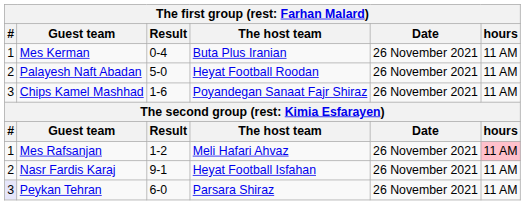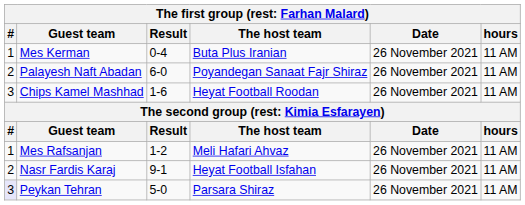(158, 72) 5-0 -> (158, 72) 6-0
(256, 72) Heyat Football Roodan -> (280, 72) Poyandegan Sanaat Fajr Shiraz
(280, 92) Poyandegan Sanaat Fajr Shiraz -> (256, 92) Heyat Football Roodan
(501, 151) pink background -> (501, 151) no background
(158, 190) 6-0 -> (158, 190) 5-0
